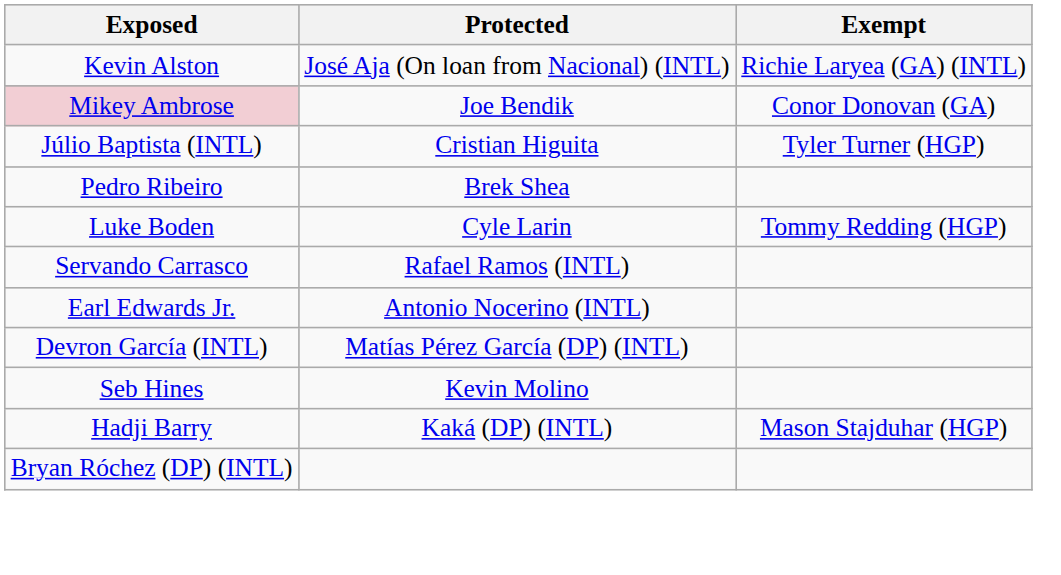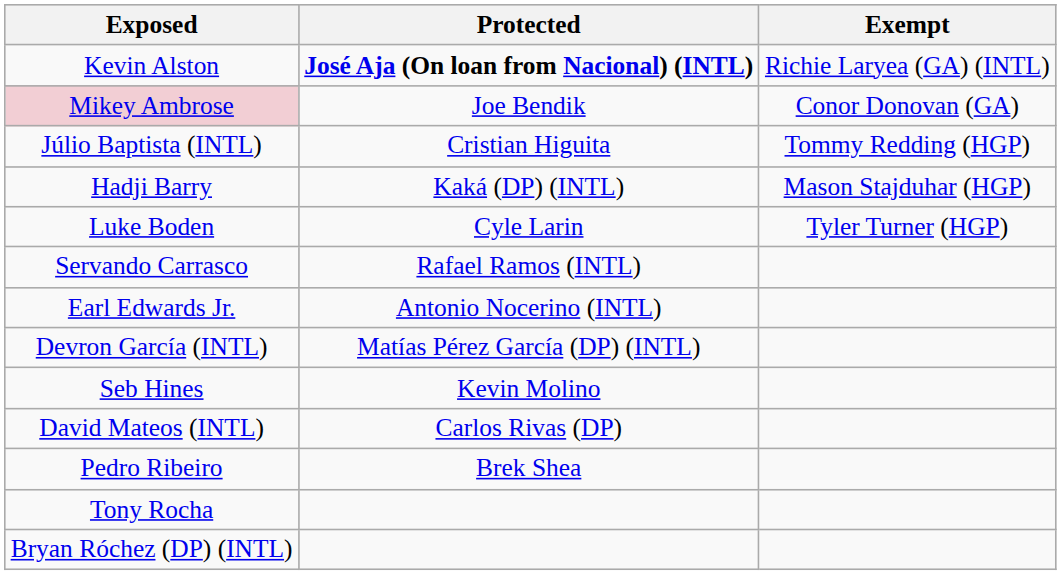(517, 65) normal -> (529, 65) bold
(884, 145) Tyler Turner (HGP) -> (907, 145) Tommy Redding (HGP)
rows swapped: (152, 428) <-> (152, 186)
(884, 226) Tommy Redding (HGP) -> (907, 226) Tyler Turner (HGP)
+ row: (152, 428)
+ row: (152, 508)
